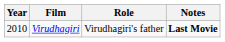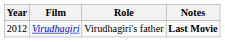(17, 28) 2010 -> (17, 28) 2012
